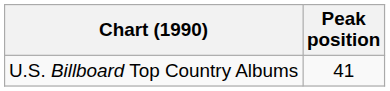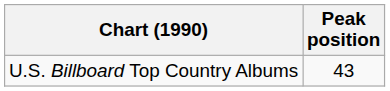(344, 70) 41 -> (344, 70) 43
